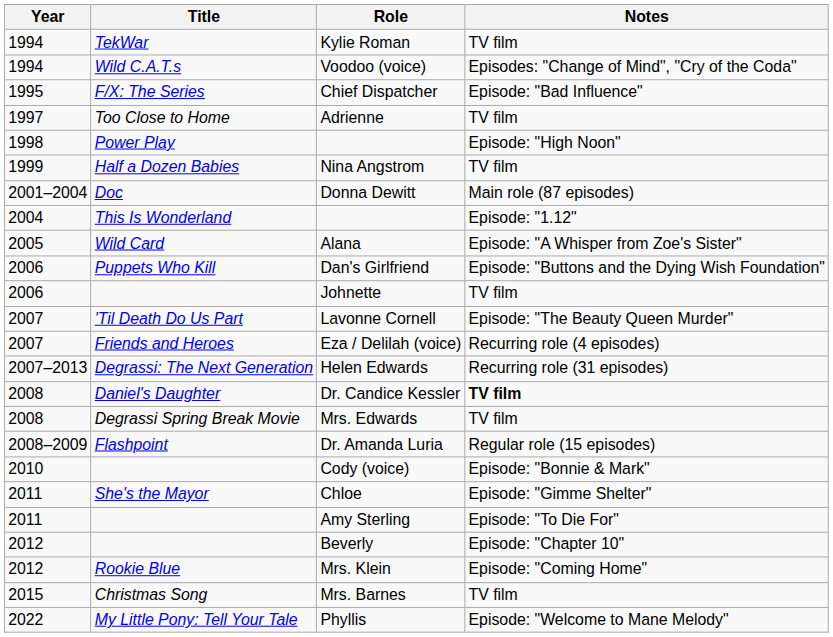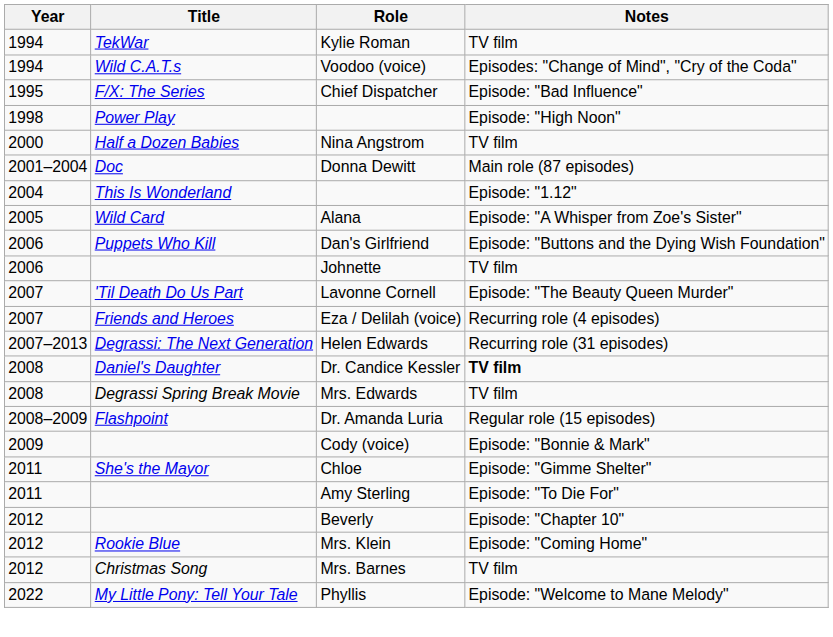- row: (162, 117)
(26, 167) 1999 -> (26, 142) 2000
(26, 469) 2010 -> (26, 444) 2009
(26, 594) 2015 -> (26, 569) 2012
